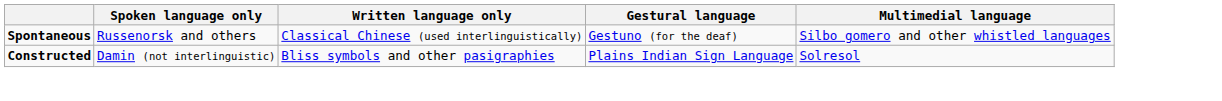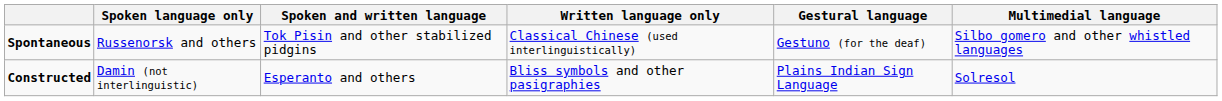+ column: (384, 15)
